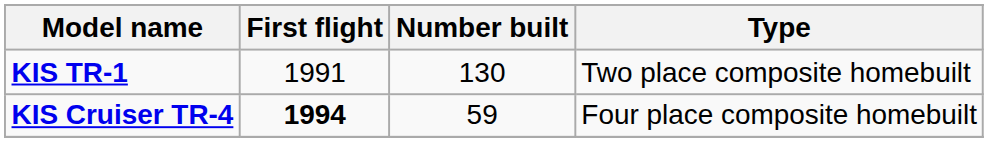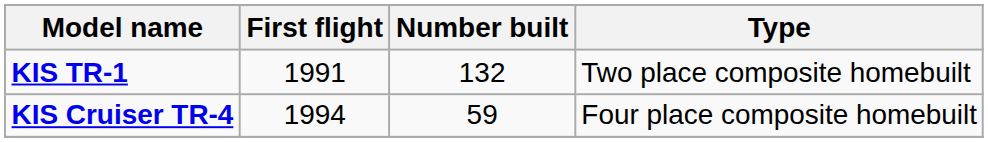(482, 72) 130 -> (482, 72) 132
(315, 116) bold -> (315, 116) normal
